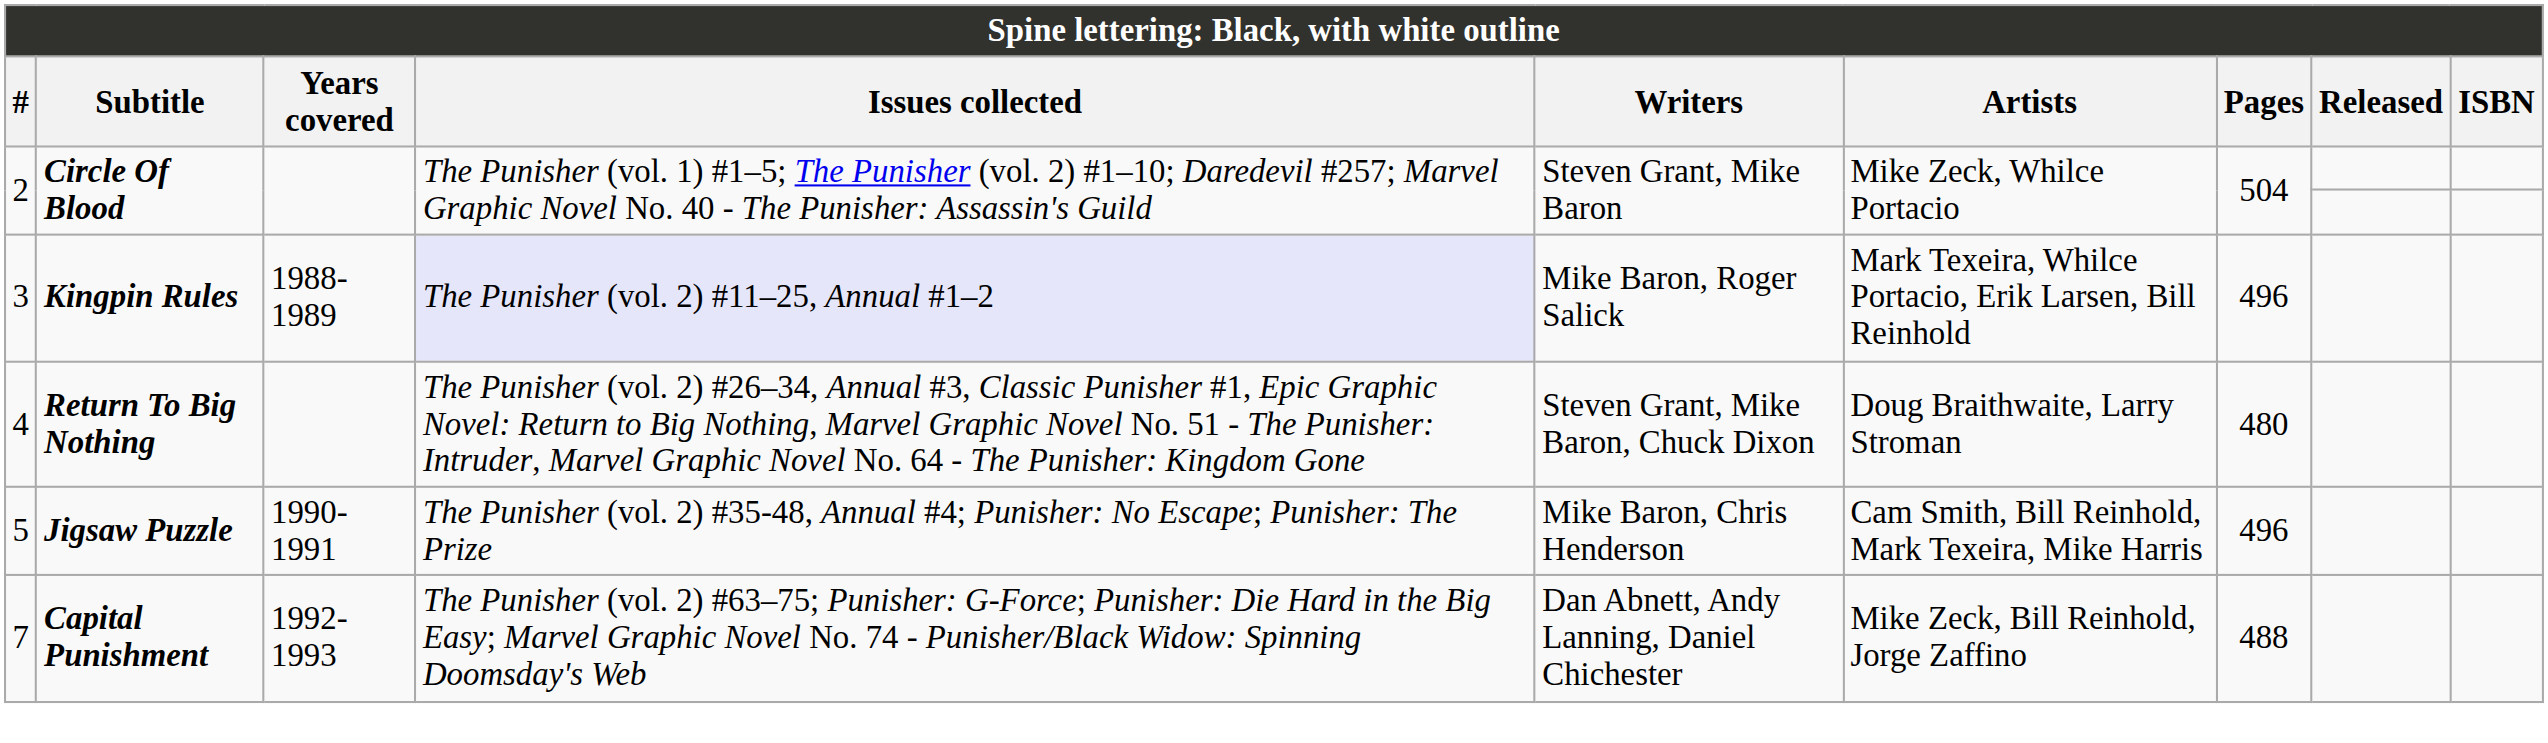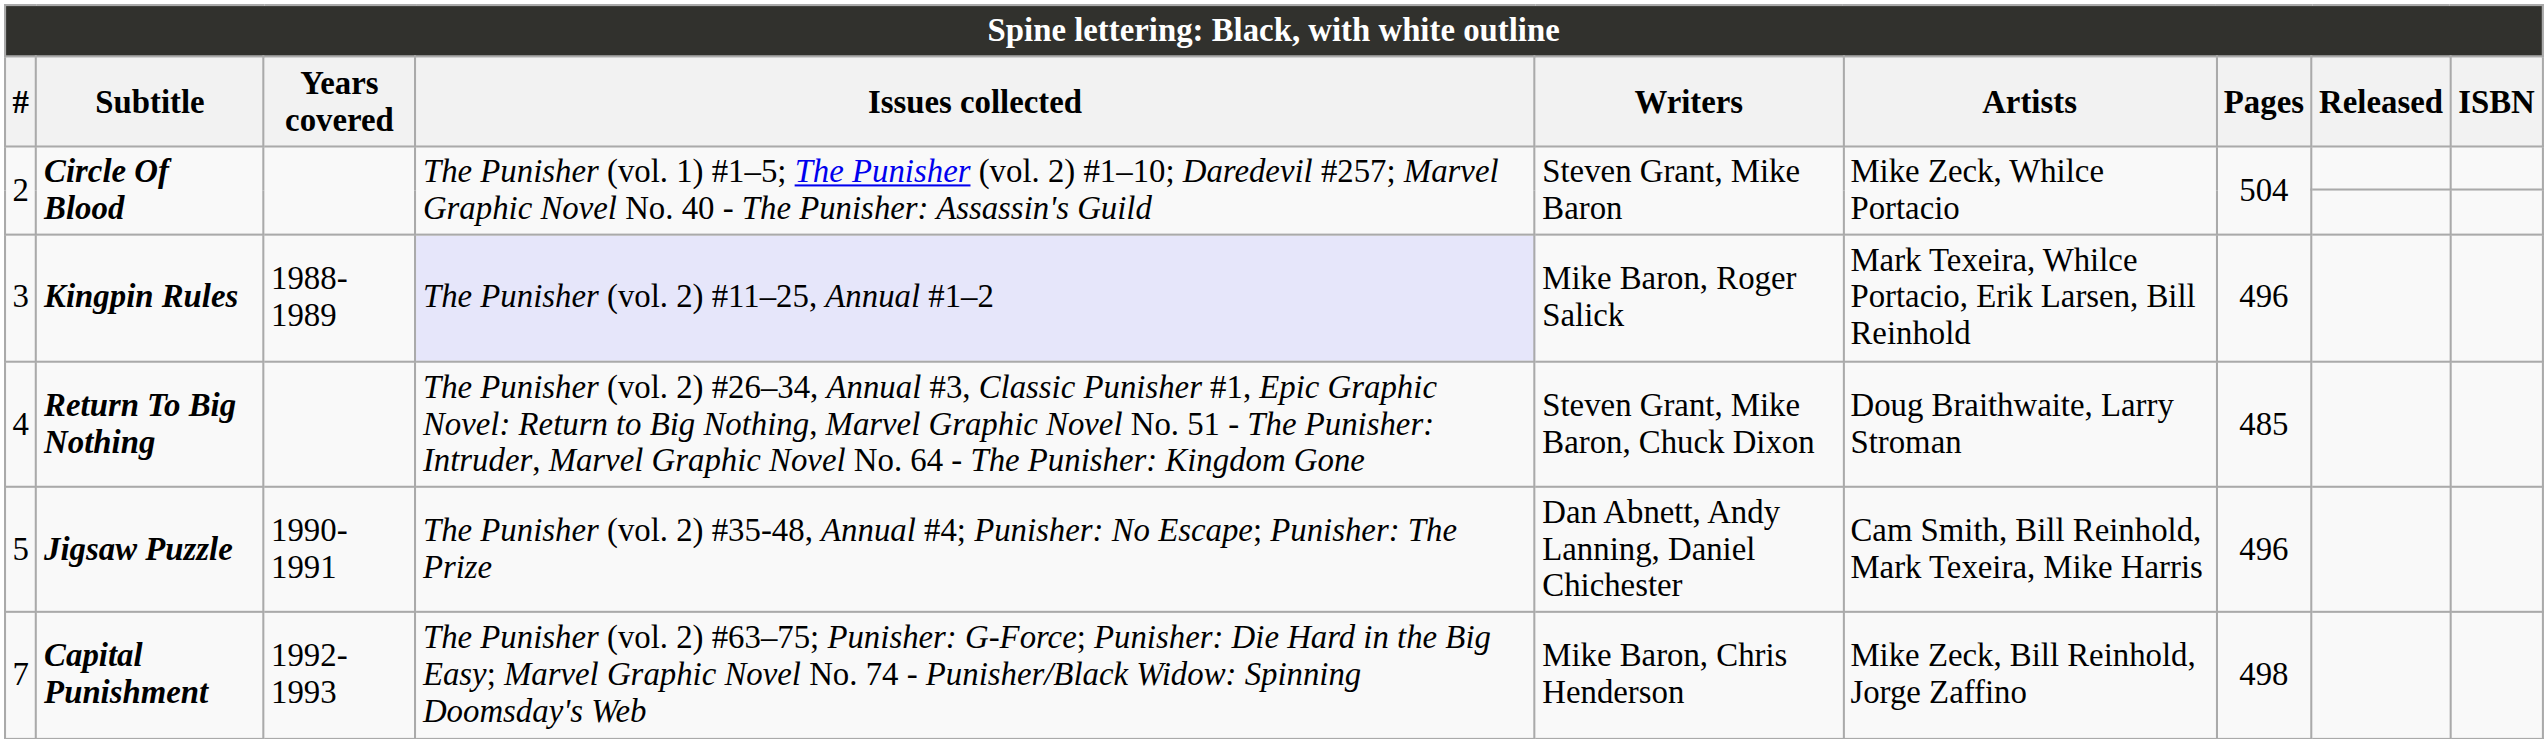(2264, 423) 480 -> (2264, 423) 485
(1665, 530) Mike Baron, Chris Henderson -> (1661, 548) Dan Abnett, Andy Lanning, Daniel Chichester
(1661, 637) Dan Abnett, Andy Lanning, Daniel Chichester -> (1665, 674) Mike Baron, Chris Henderson
(2264, 637) 488 -> (2264, 674) 498
